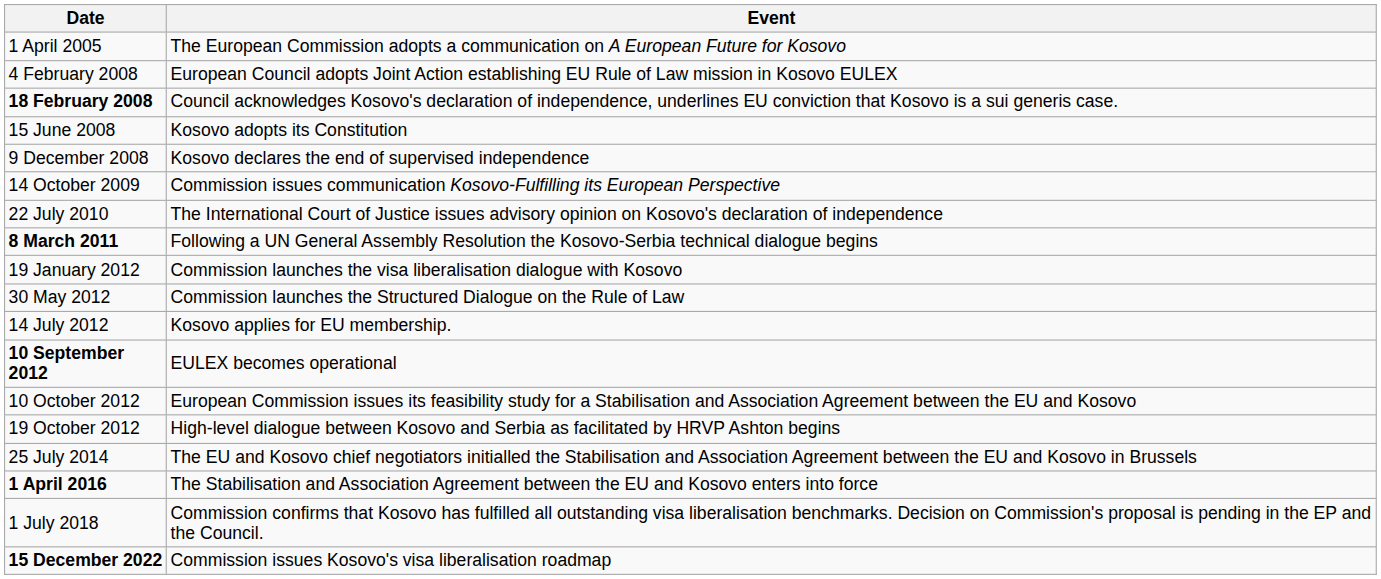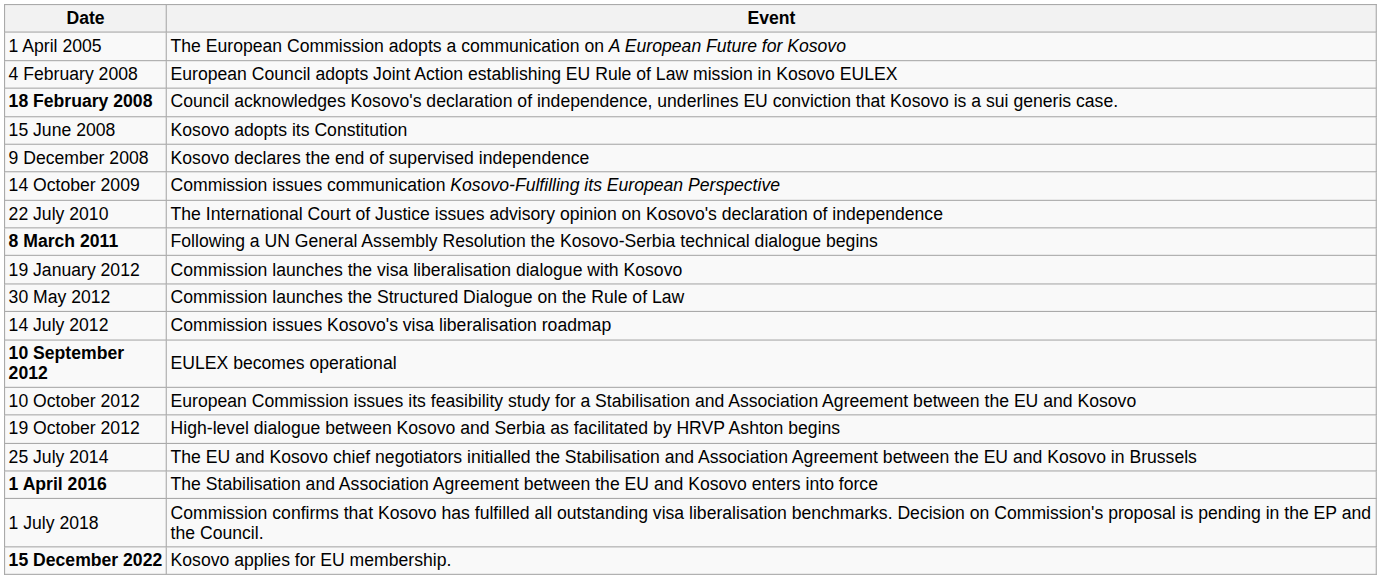(311, 325) Kosovo applies for EU membership. -> (391, 325) Commission issues Kosovo's visa liberalisation roadmap
(391, 560) Commission issues Kosovo's visa liberalisation roadmap -> (311, 560) Kosovo applies for EU membership.
